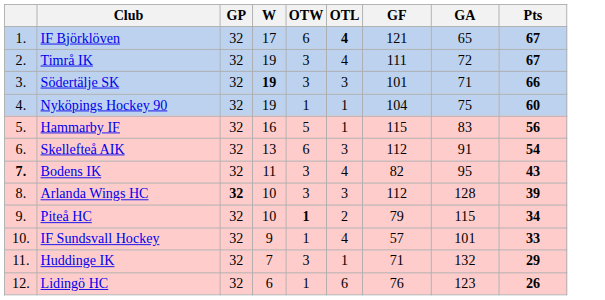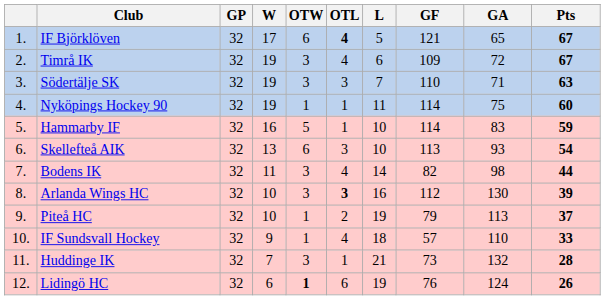+ column: (379, 15)
(397, 60) 111 -> (430, 60) 109
(269, 82) bold -> (269, 82) normal
(397, 82) 101 -> (430, 82) 110
(533, 82) 66 -> (566, 82) 63
(397, 104) 104 -> (430, 104) 114
(397, 127) 115 -> (430, 127) 114
(533, 127) 56 -> (566, 127) 59
(397, 149) 112 -> (430, 149) 113
(465, 149) 91 -> (498, 149) 93
(21, 171) bold -> (21, 171) normal
(465, 171) 95 -> (498, 171) 98
(533, 171) 43 -> (566, 171) 44
(236, 194) bold -> (236, 194) normal
(345, 194) normal -> (345, 194) bold
(465, 194) 128 -> (498, 194) 130
(306, 216) bold -> (306, 216) normal
(465, 216) 115 -> (498, 216) 113
(533, 216) 34 -> (566, 216) 37
(465, 238) 101 -> (498, 238) 110
(397, 261) 71 -> (430, 261) 73
(533, 261) 29 -> (566, 261) 28
(306, 283) normal -> (306, 283) bold
(465, 283) 123 -> (498, 283) 124
